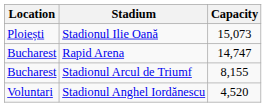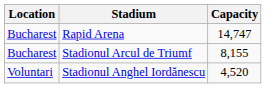- row: (110, 33)
